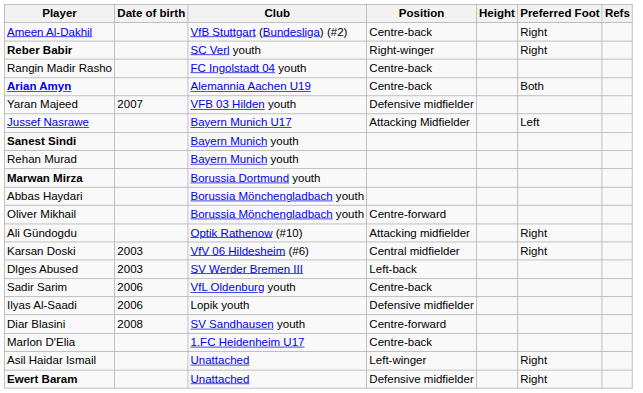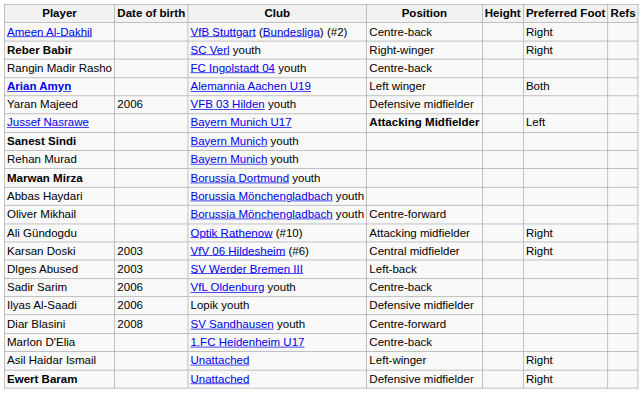(401, 86) Centre-back -> (398, 86) Left winger
(130, 104) 2007 -> (130, 104) 2006
(420, 123) normal -> (424, 123) bold
